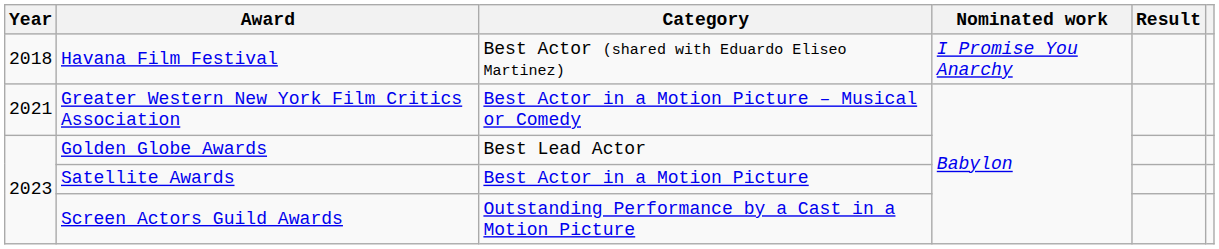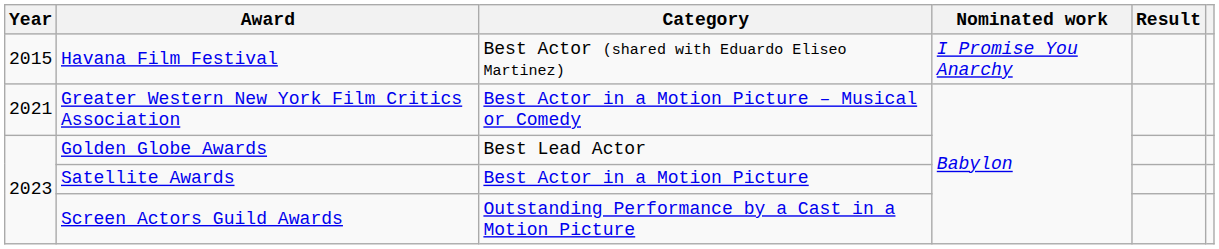(31, 59) 2018 -> (31, 59) 2015
